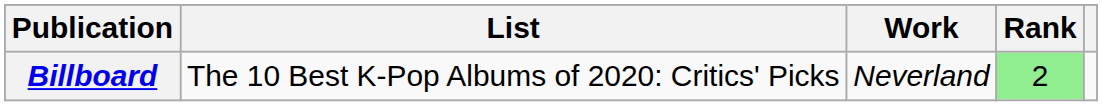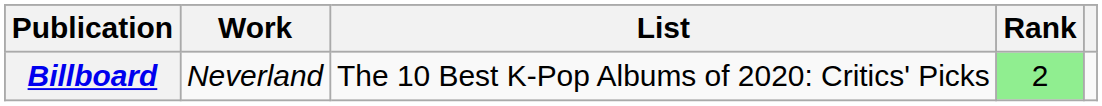columns swapped: (513, 28) <-> (921, 28)
